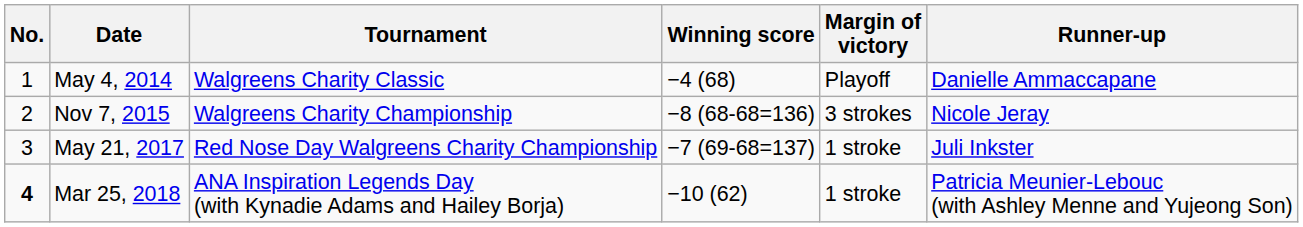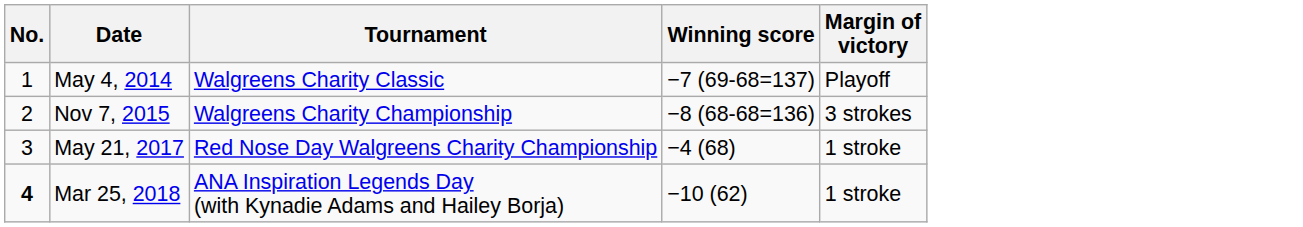- column: (1112, 34)
(701, 80) −4 (68) -> (741, 80) −7 (69-68=137)
(741, 148) −7 (69-68=137) -> (701, 148) −4 (68)
